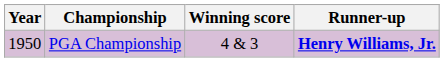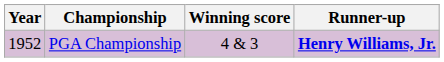(25, 43) 1950 -> (25, 43) 1952
